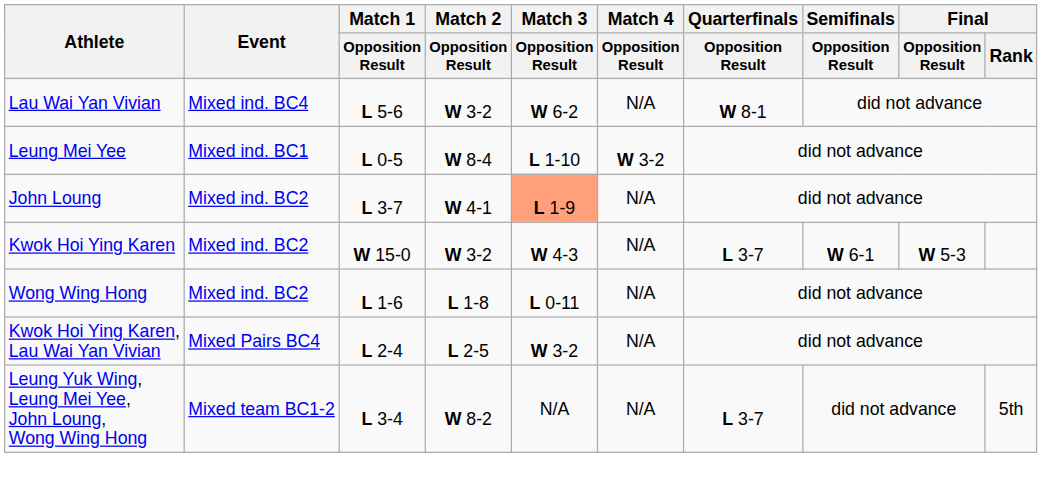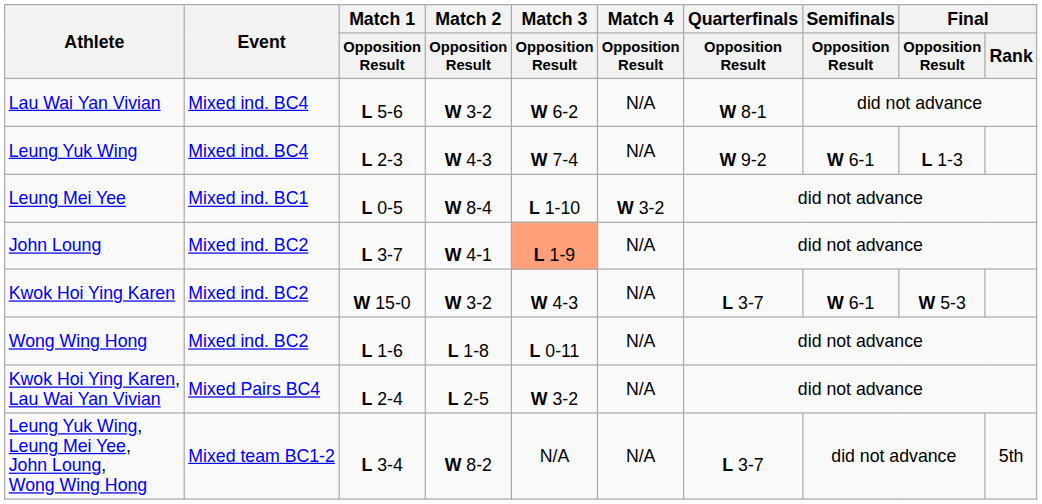+ row: (73, 151)
